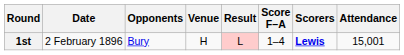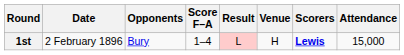columns swapped: (204, 18) <-> (276, 18)
(368, 41) 15,001 -> (368, 41) 15,000
